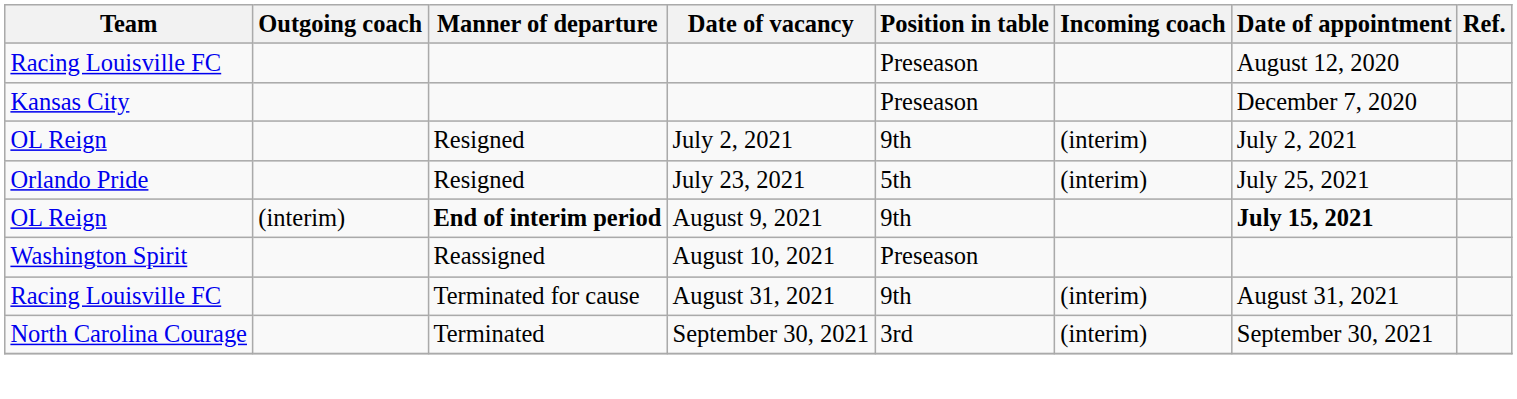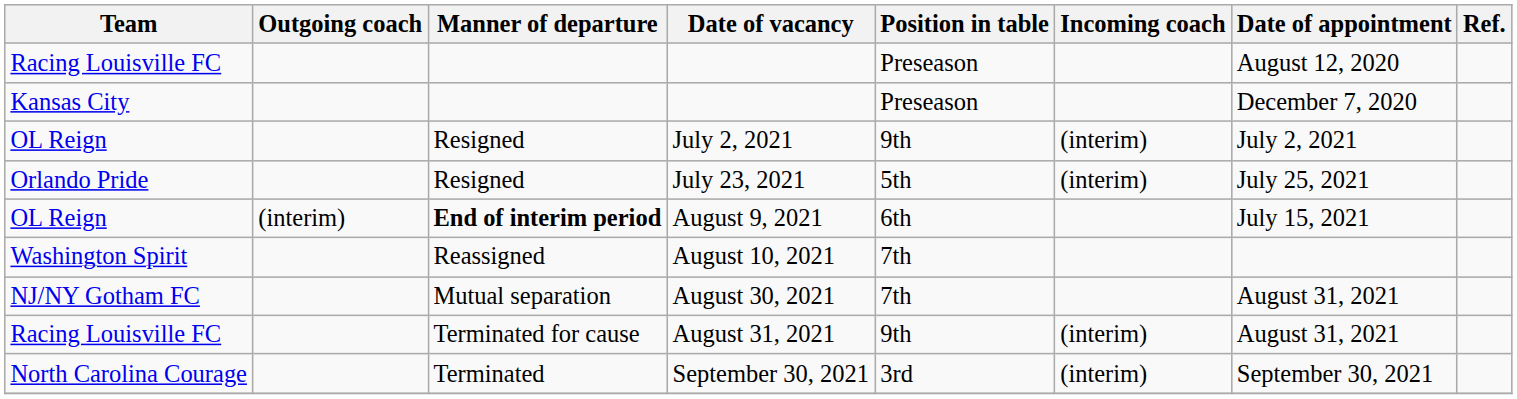(896, 218) 9th -> (896, 218) 6th
(1305, 218) bold -> (1303, 218) normal
(929, 256) Preseason -> (896, 256) 7th
+ row: (105, 295)
